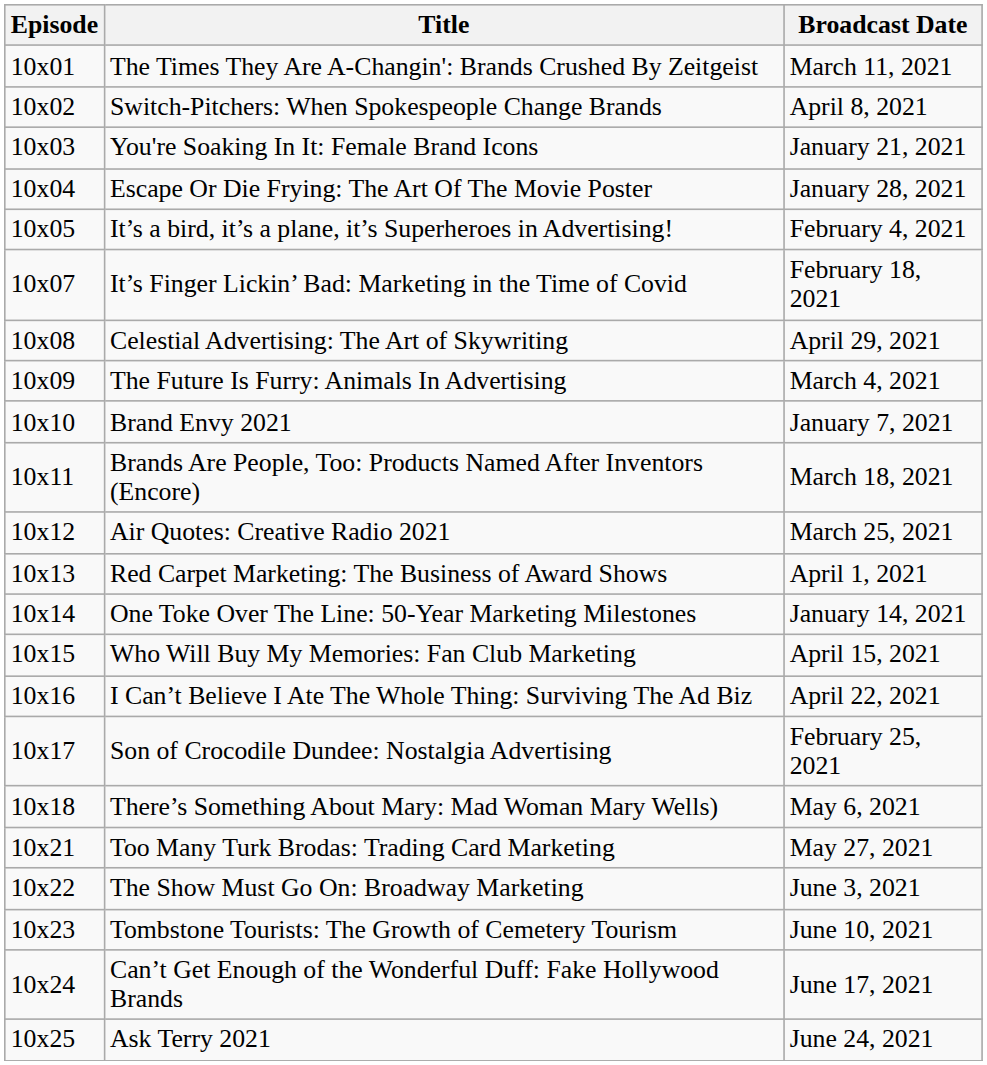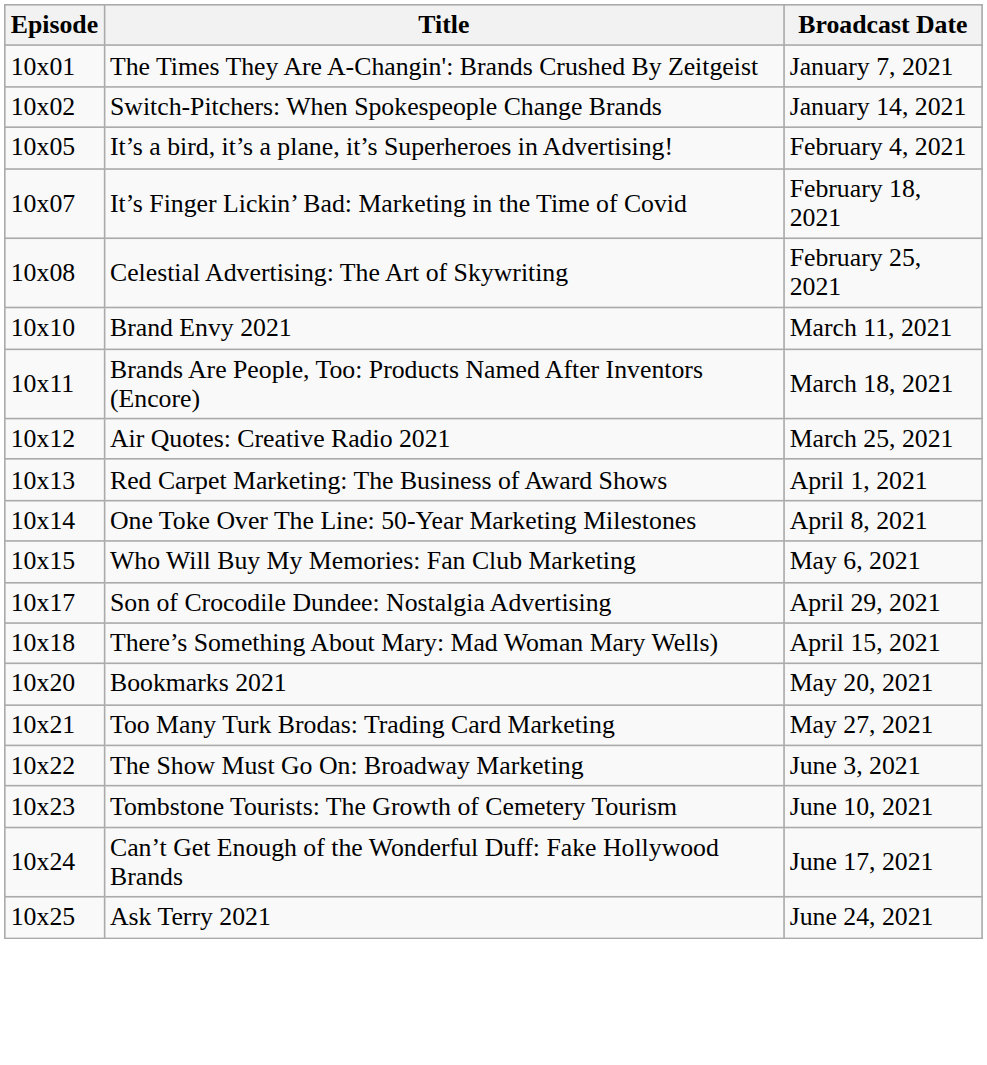(871, 65) March 11, 2021 -> (872, 65) January 7, 2021
(859, 106) April 8, 2021 -> (878, 106) January 14, 2021
- row: (324, 147)
- row: (381, 188)
(865, 339) April 29, 2021 -> (855, 272) February 25, 2021
- row: (338, 380)
(872, 421) January 7, 2021 -> (871, 328) March 11, 2021
(878, 613) January 14, 2021 -> (859, 520) April 8, 2021
(865, 654) April 15, 2021 -> (855, 561) May 6, 2021
- row: (431, 695)
(855, 751) February 25, 2021 -> (865, 602) April 29, 2021
(855, 806) May 6, 2021 -> (865, 642) April 15, 2021
+ row: (198, 683)
